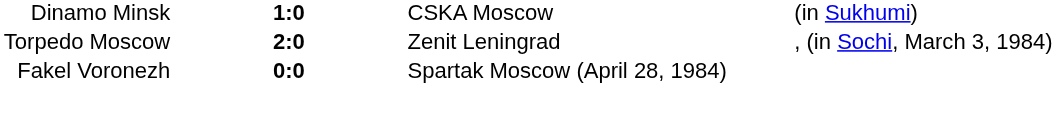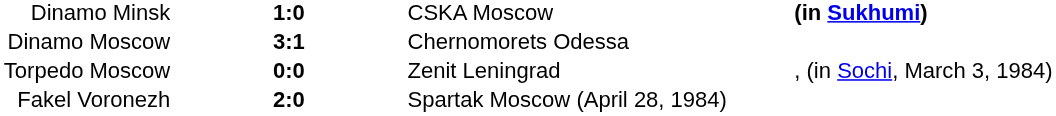(856, 12) normal -> (861, 12) bold
+ row: (89, 41)
(289, 41) 2:0 -> (289, 70) 0:0
(289, 70) 0:0 -> (289, 99) 2:0
